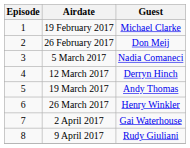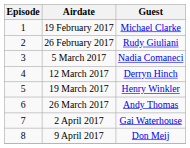(151, 43) Don Meij -> (151, 43) Rudy Giuliani
(151, 89) Andy Thomas -> (151, 89) Henry Winkler
(151, 105) Henry Winkler -> (151, 105) Andy Thomas
(151, 136) Rudy Giuliani -> (151, 136) Don Meij
